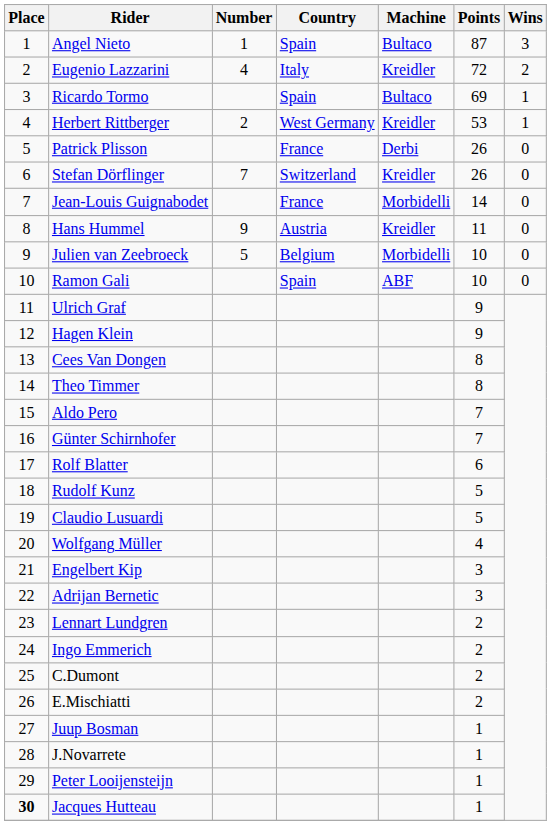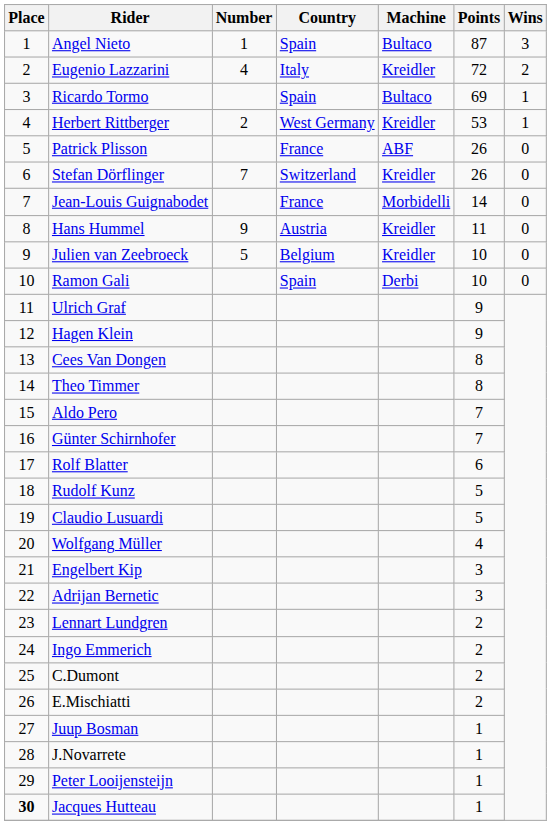(400, 149) Derbi -> (398, 149) ABF
(416, 254) Morbidelli -> (409, 254) Kreidler
(398, 281) ABF -> (400, 281) Derbi
